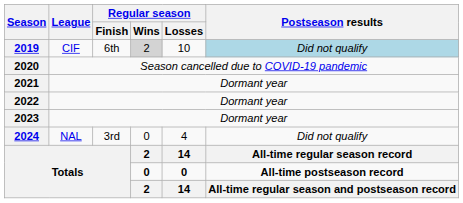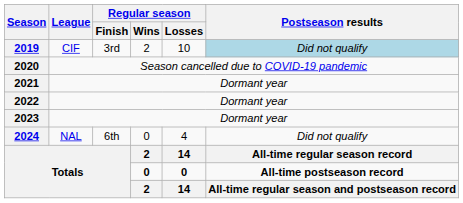(112, 48) 6th -> (112, 48) 3rd
(147, 48) lightgrey background -> (147, 48) no background
(112, 136) 3rd -> (112, 136) 6th
